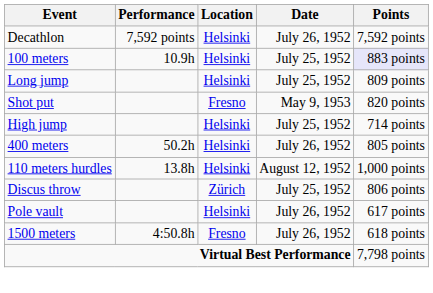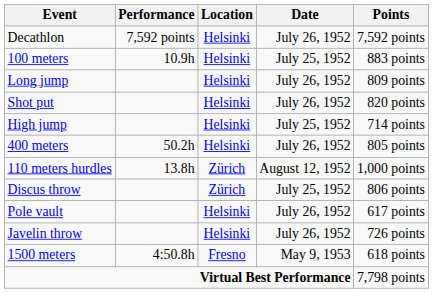(396, 59) lavender background -> (396, 59) no background
(313, 80) July 25, 1952 -> (313, 80) July 26, 1952
(227, 102) Fresno -> (227, 102) Helsinki
(316, 102) May 9, 1953 -> (313, 102) July 26, 1952
(227, 168) Helsinki -> (227, 168) Zürich
+ row: (45, 233)
(313, 233) July 26, 1952 -> (316, 255) May 9, 1953
